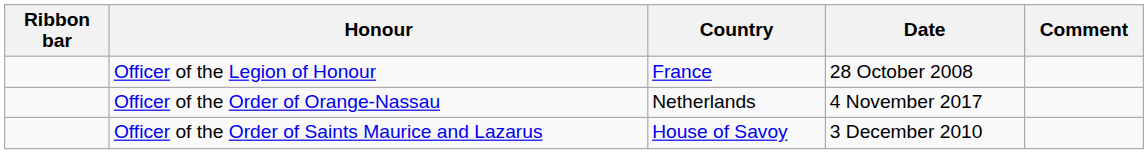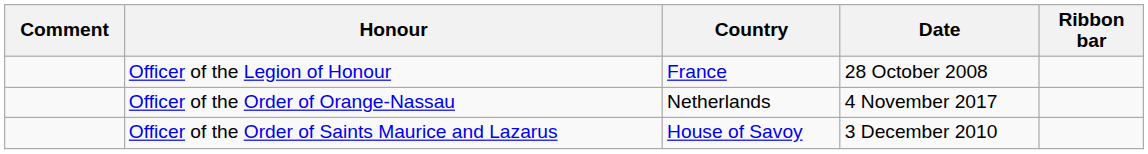columns swapped: (57, 30) <-> (1084, 30)
